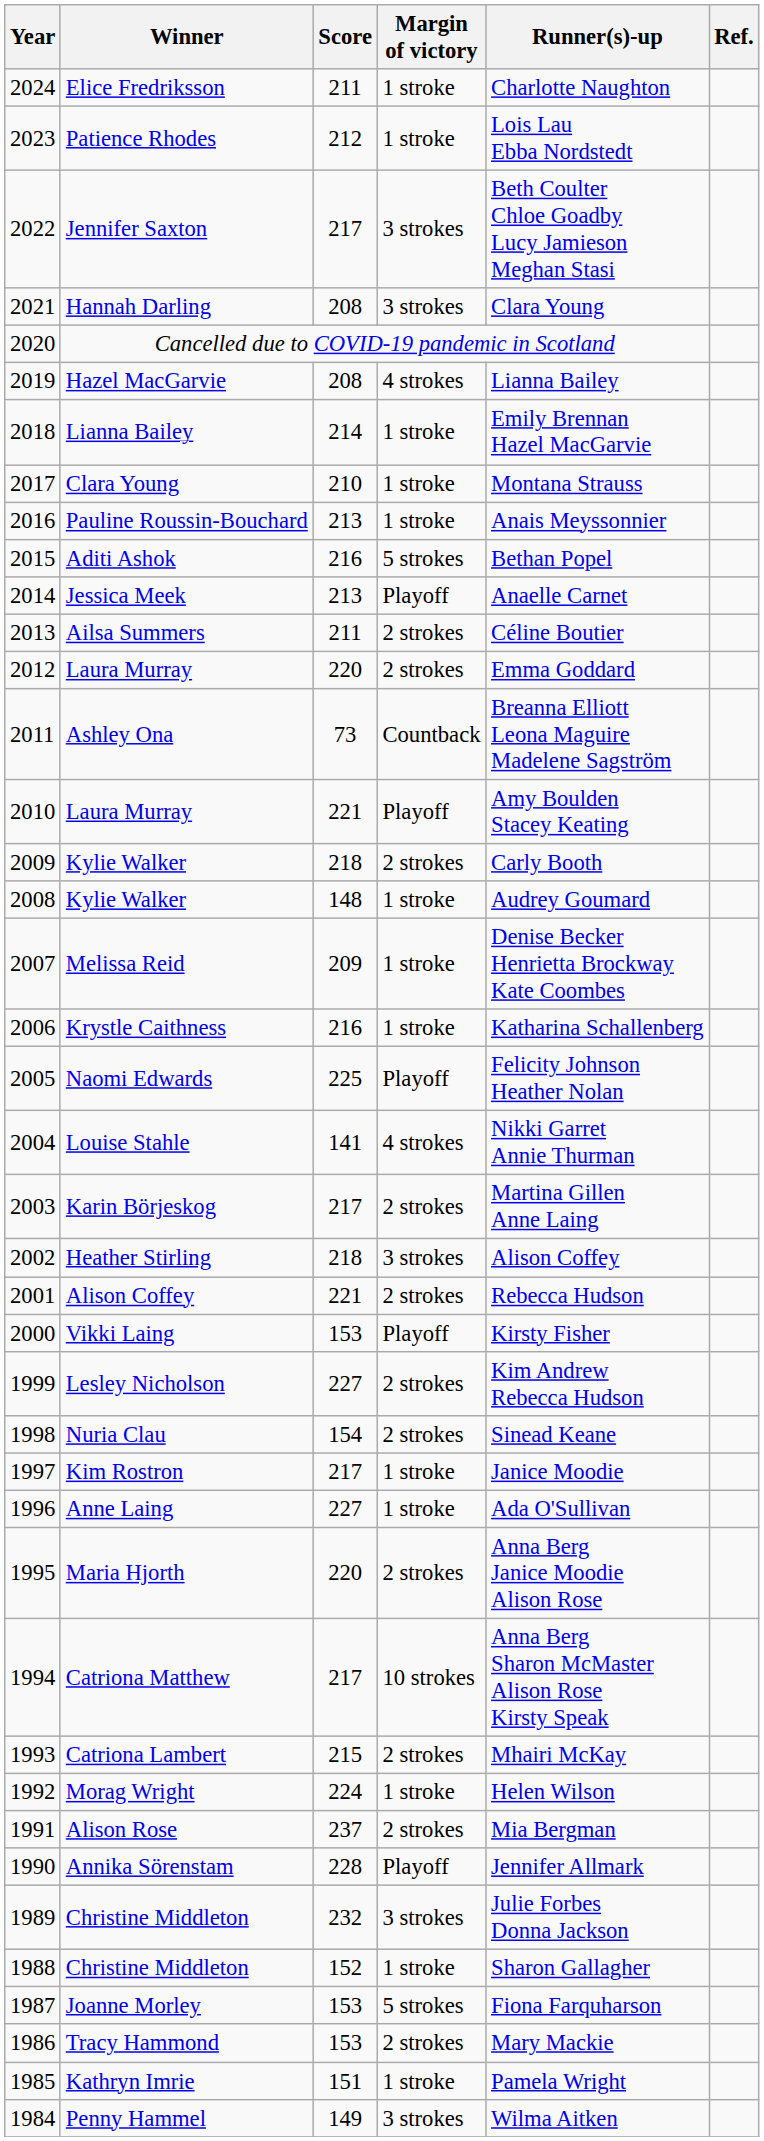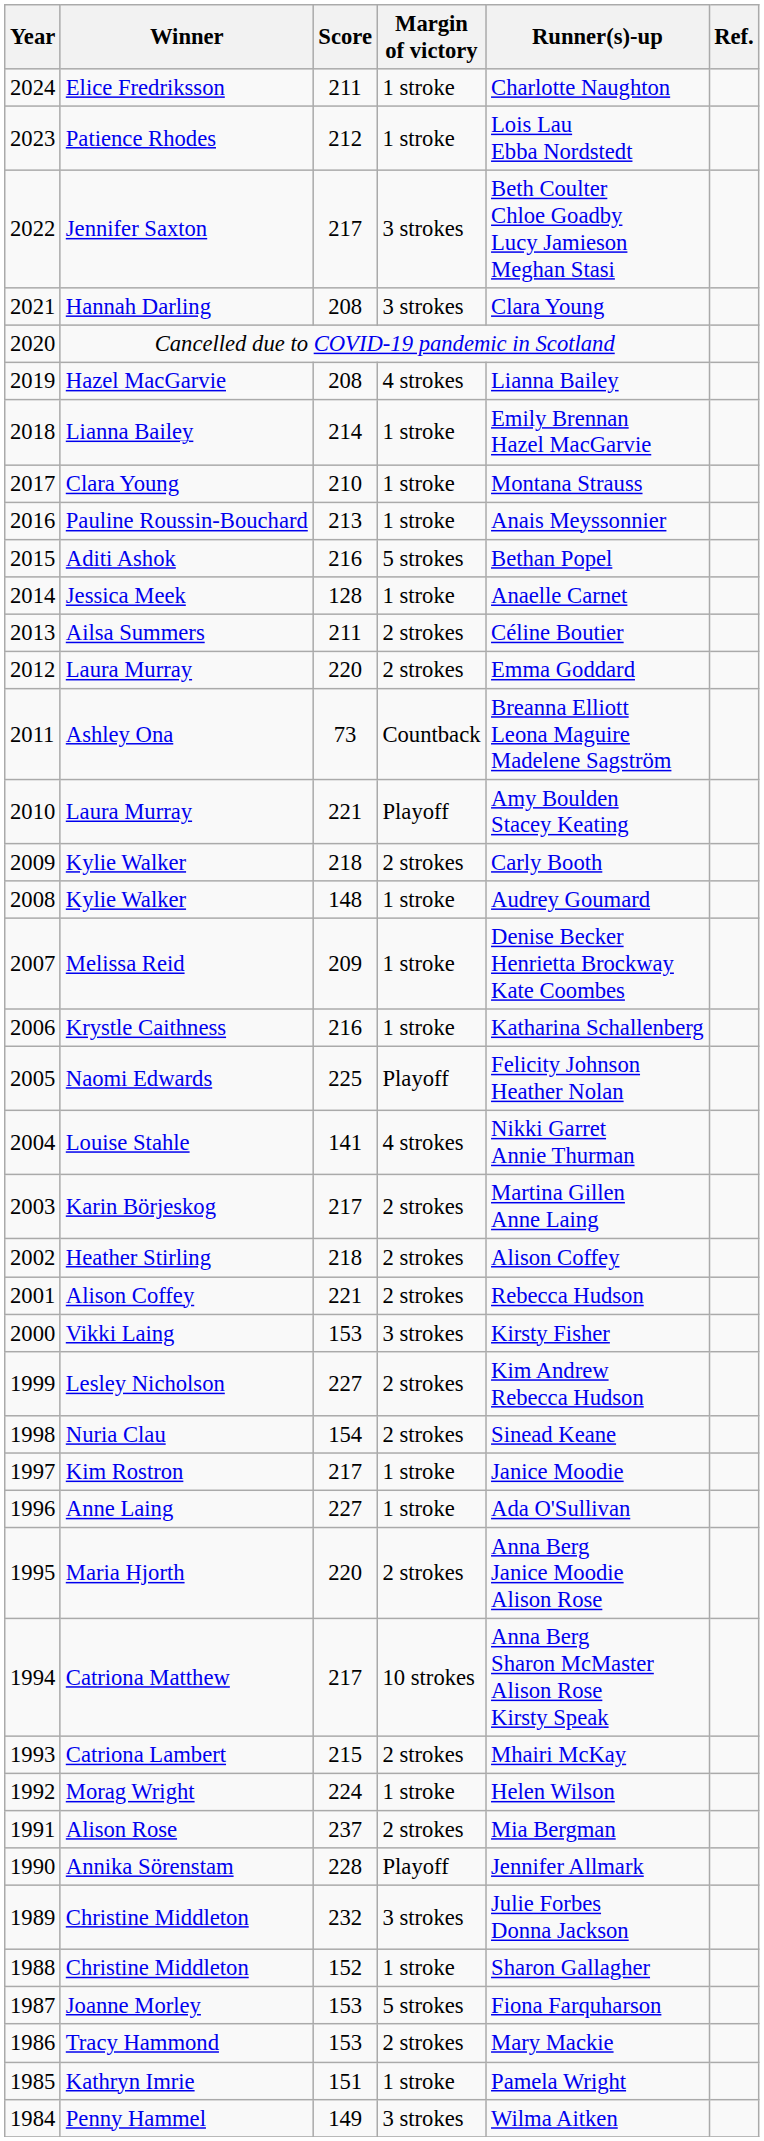(345, 595) 213 -> (345, 595) 128
(416, 595) Playoff -> (419, 595) 1 stroke
(423, 1257) 3 strokes -> (423, 1257) 2 strokes
(416, 1332) Playoff -> (423, 1332) 3 strokes
